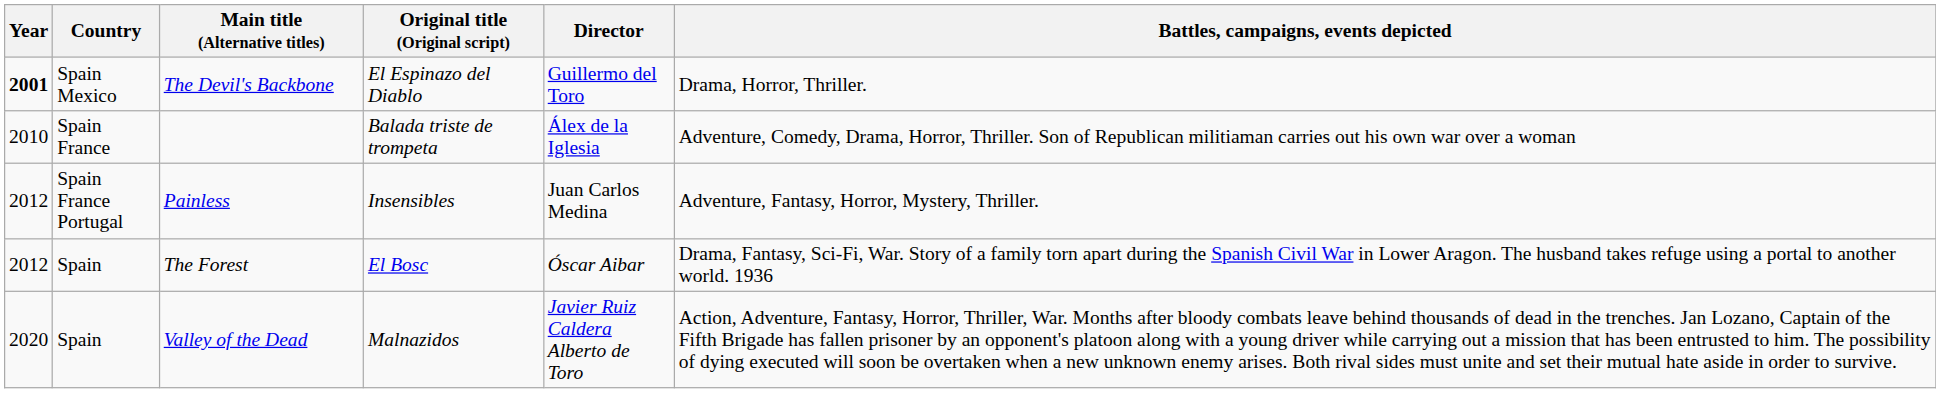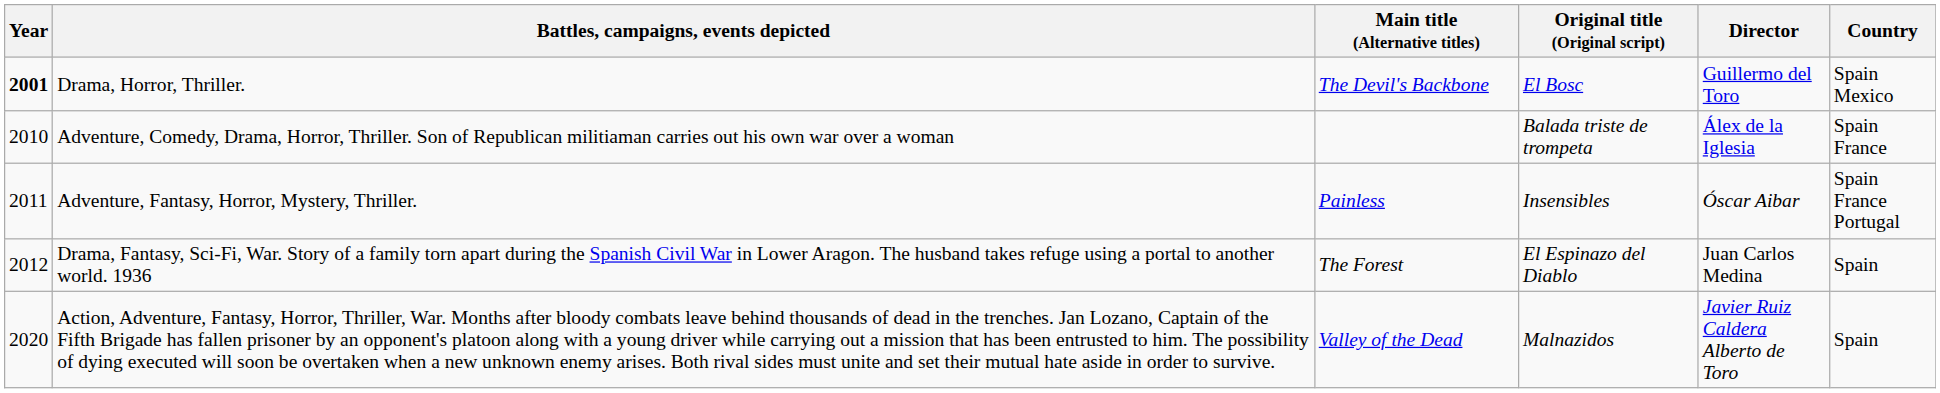columns swapped: (106, 30) <-> (1305, 30)
(429, 83) El Espinazo del Diablo -> (1553, 83) El Bosc
(29, 200) 2012 -> (28, 200) 2011
(594, 200) Juan Carlos Medina -> (1751, 200) Óscar Aibar
(398, 264) El Bosc -> (1584, 264) El Espinazo del Diablo
(596, 264) Óscar Aibar -> (1749, 264) Juan Carlos Medina
